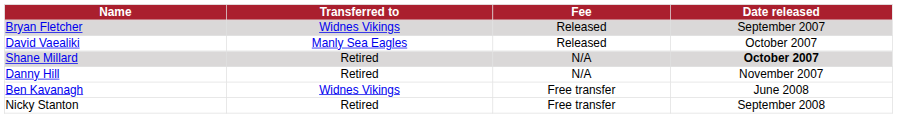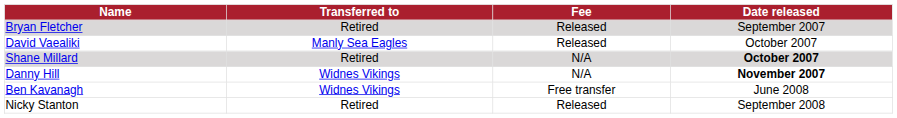(360, 27) Widnes Vikings -> (359, 27) Retired
(359, 74) Retired -> (360, 74) Widnes Vikings
(781, 74) normal -> (781, 74) bold
(581, 105) Free transfer -> (581, 105) Released
